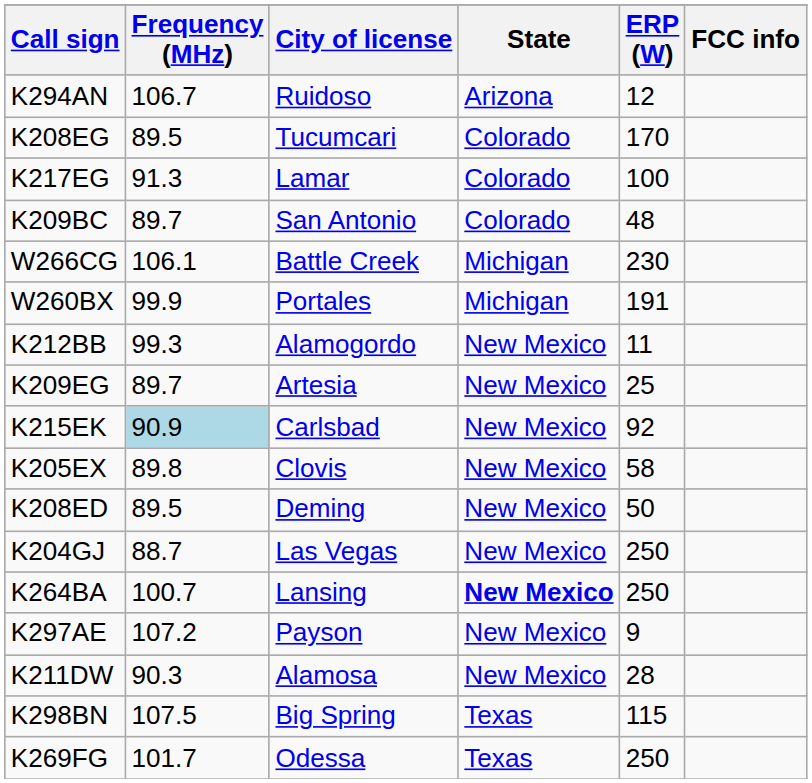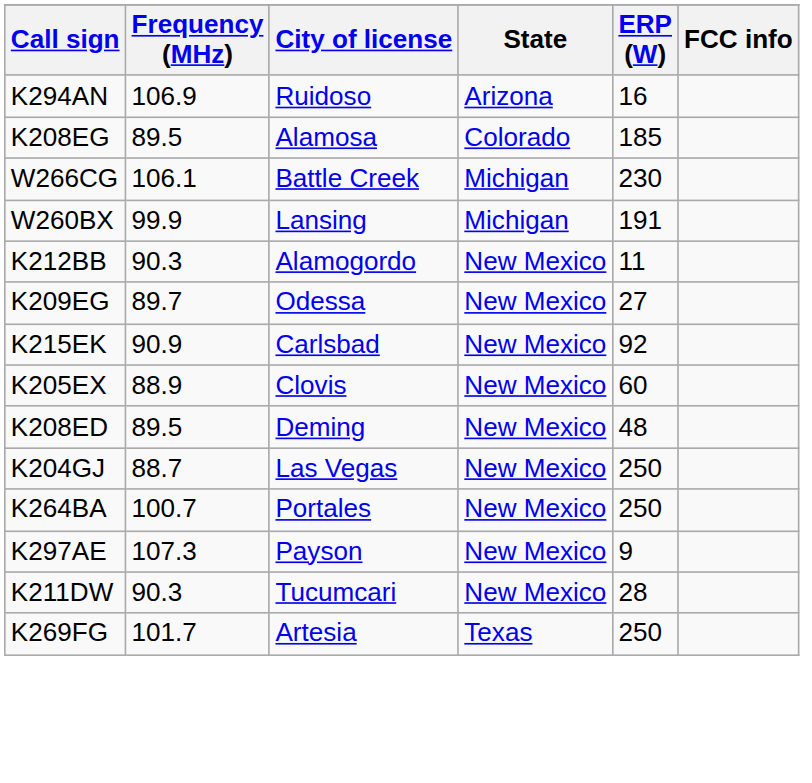(164, 95) 106.7 -> (164, 95) 106.9
(640, 95) 12 -> (633, 95) 16
(336, 137) Tucumcari -> (326, 137) Alamosa
(647, 137) 170 -> (640, 137) 185
- row: (60, 178)
- row: (59, 219)
(323, 302) Portales -> (321, 219) Lansing
(157, 344) 99.3 -> (157, 261) 90.3
(316, 385) Artesia -> (320, 302) Odessa
(640, 385) 25 -> (633, 302) 27
(157, 426) lightblue background -> (157, 344) no background
(157, 468) 89.8 -> (157, 385) 88.9
(640, 468) 58 -> (633, 385) 60
(640, 509) 50 -> (633, 426) 48
(321, 592) Lansing -> (323, 509) Portales
(539, 592) bold -> (535, 509) normal
(164, 633) 107.2 -> (164, 550) 107.3
(326, 674) Alamosa -> (336, 592) Tucumcari
- row: (59, 716)
(320, 757) Odessa -> (316, 633) Artesia
